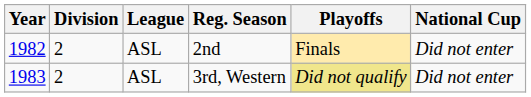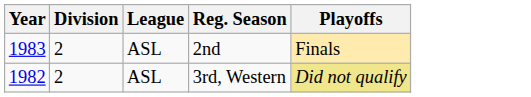- column: (468, 19)
(27, 48) 1982 -> (27, 48) 1983
(27, 77) 1983 -> (27, 77) 1982
